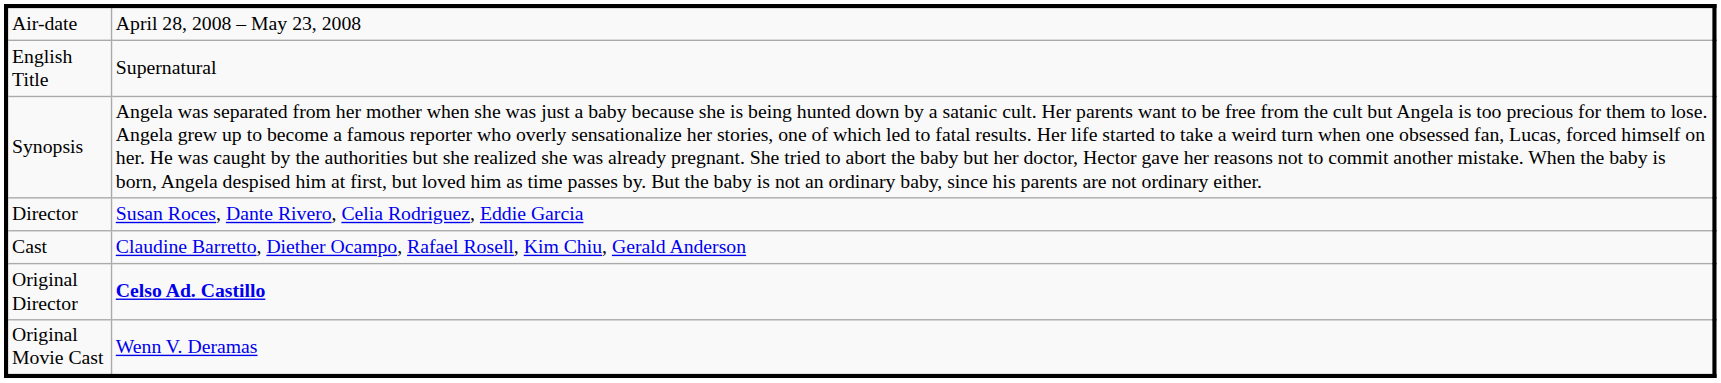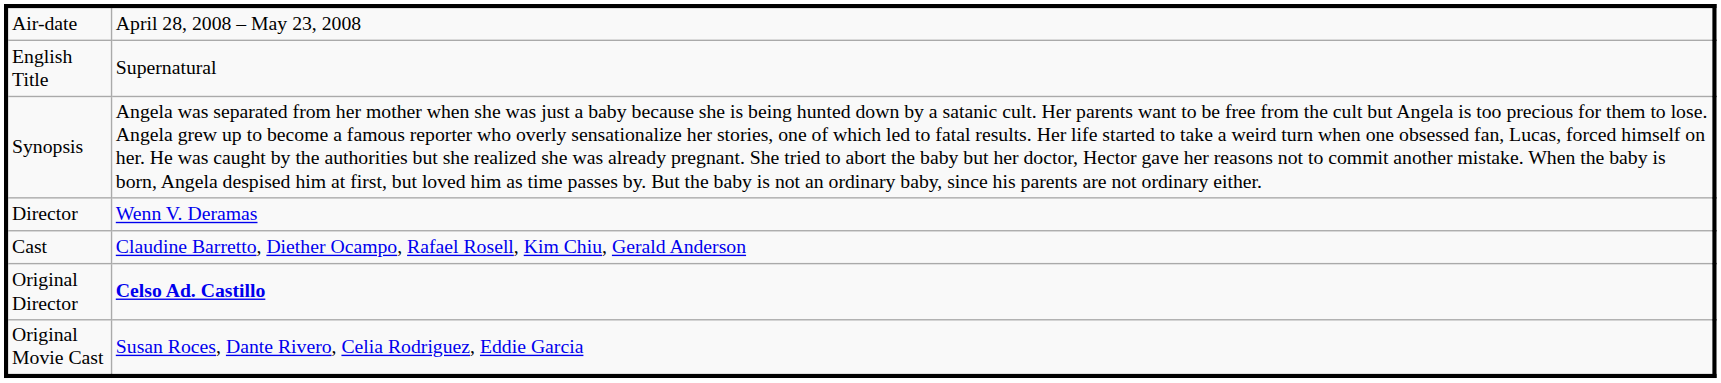(350, 214) Susan Roces, Dante Rivero, Celia Rodriguez, Eddie Garcia -> (187, 214) Wenn V. Deramas
(187, 347) Wenn V. Deramas -> (350, 347) Susan Roces, Dante Rivero, Celia Rodriguez, Eddie Garcia
